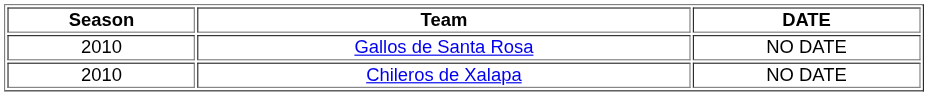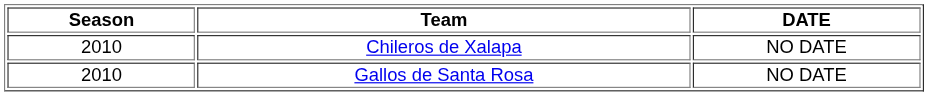rows swapped: (444, 75) <-> (444, 47)
